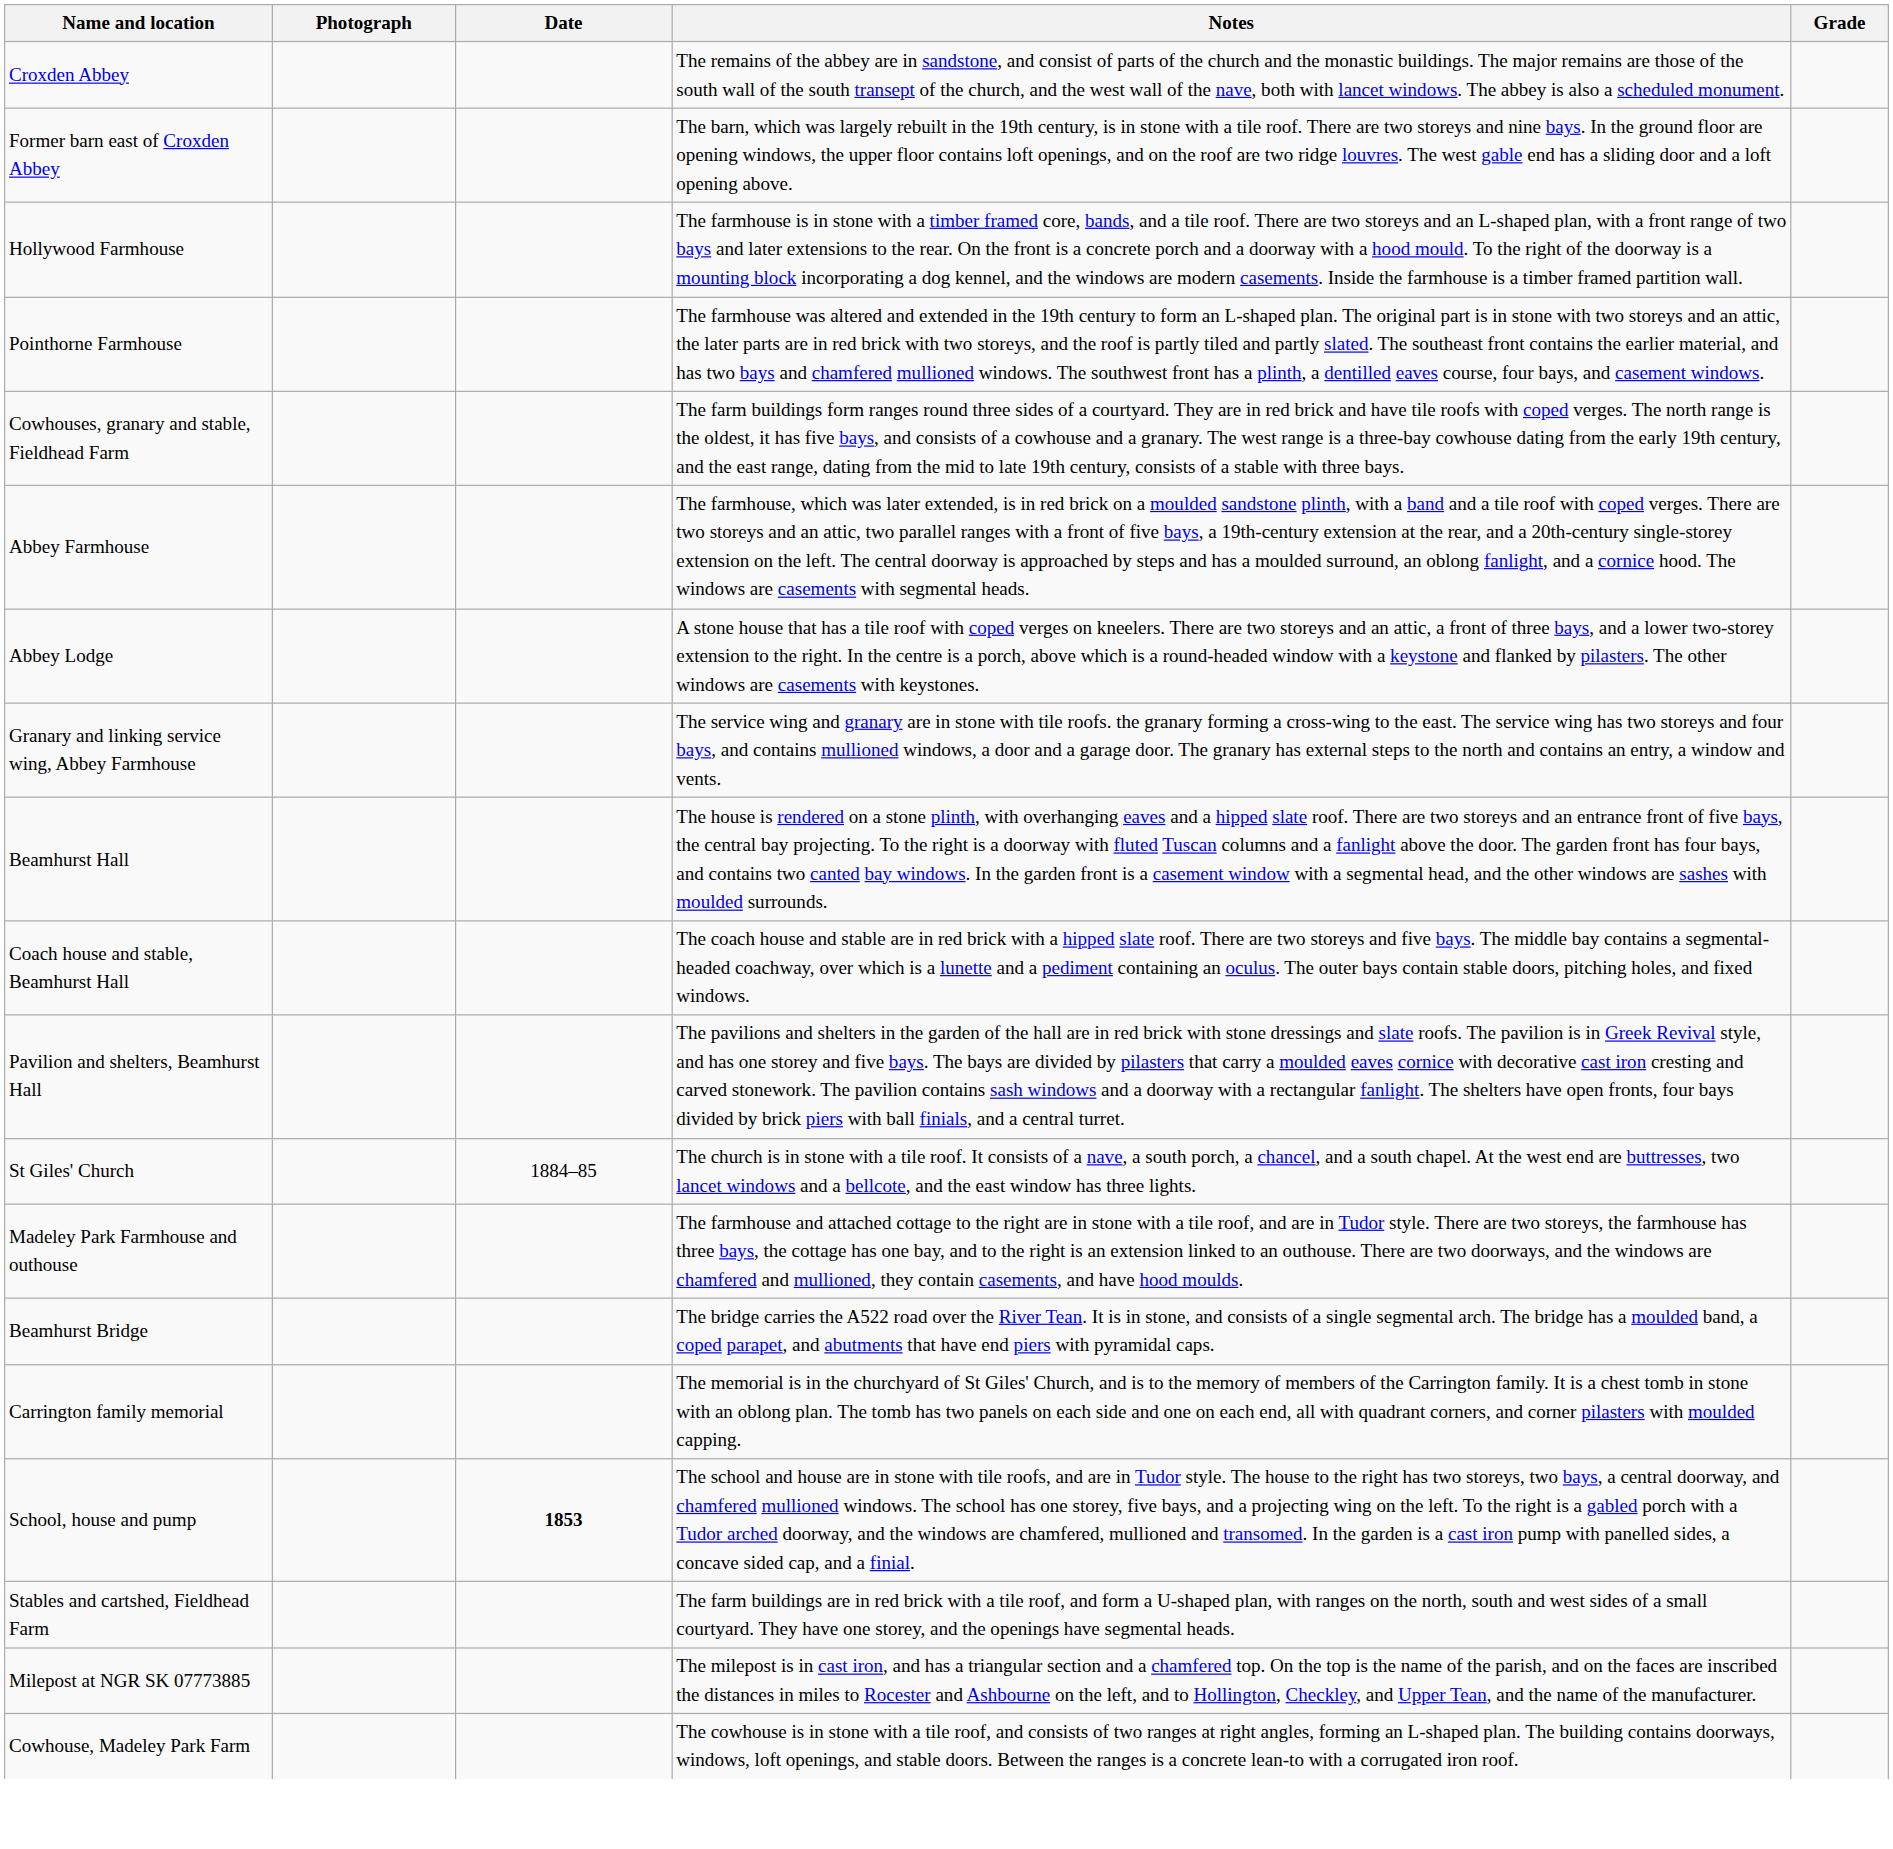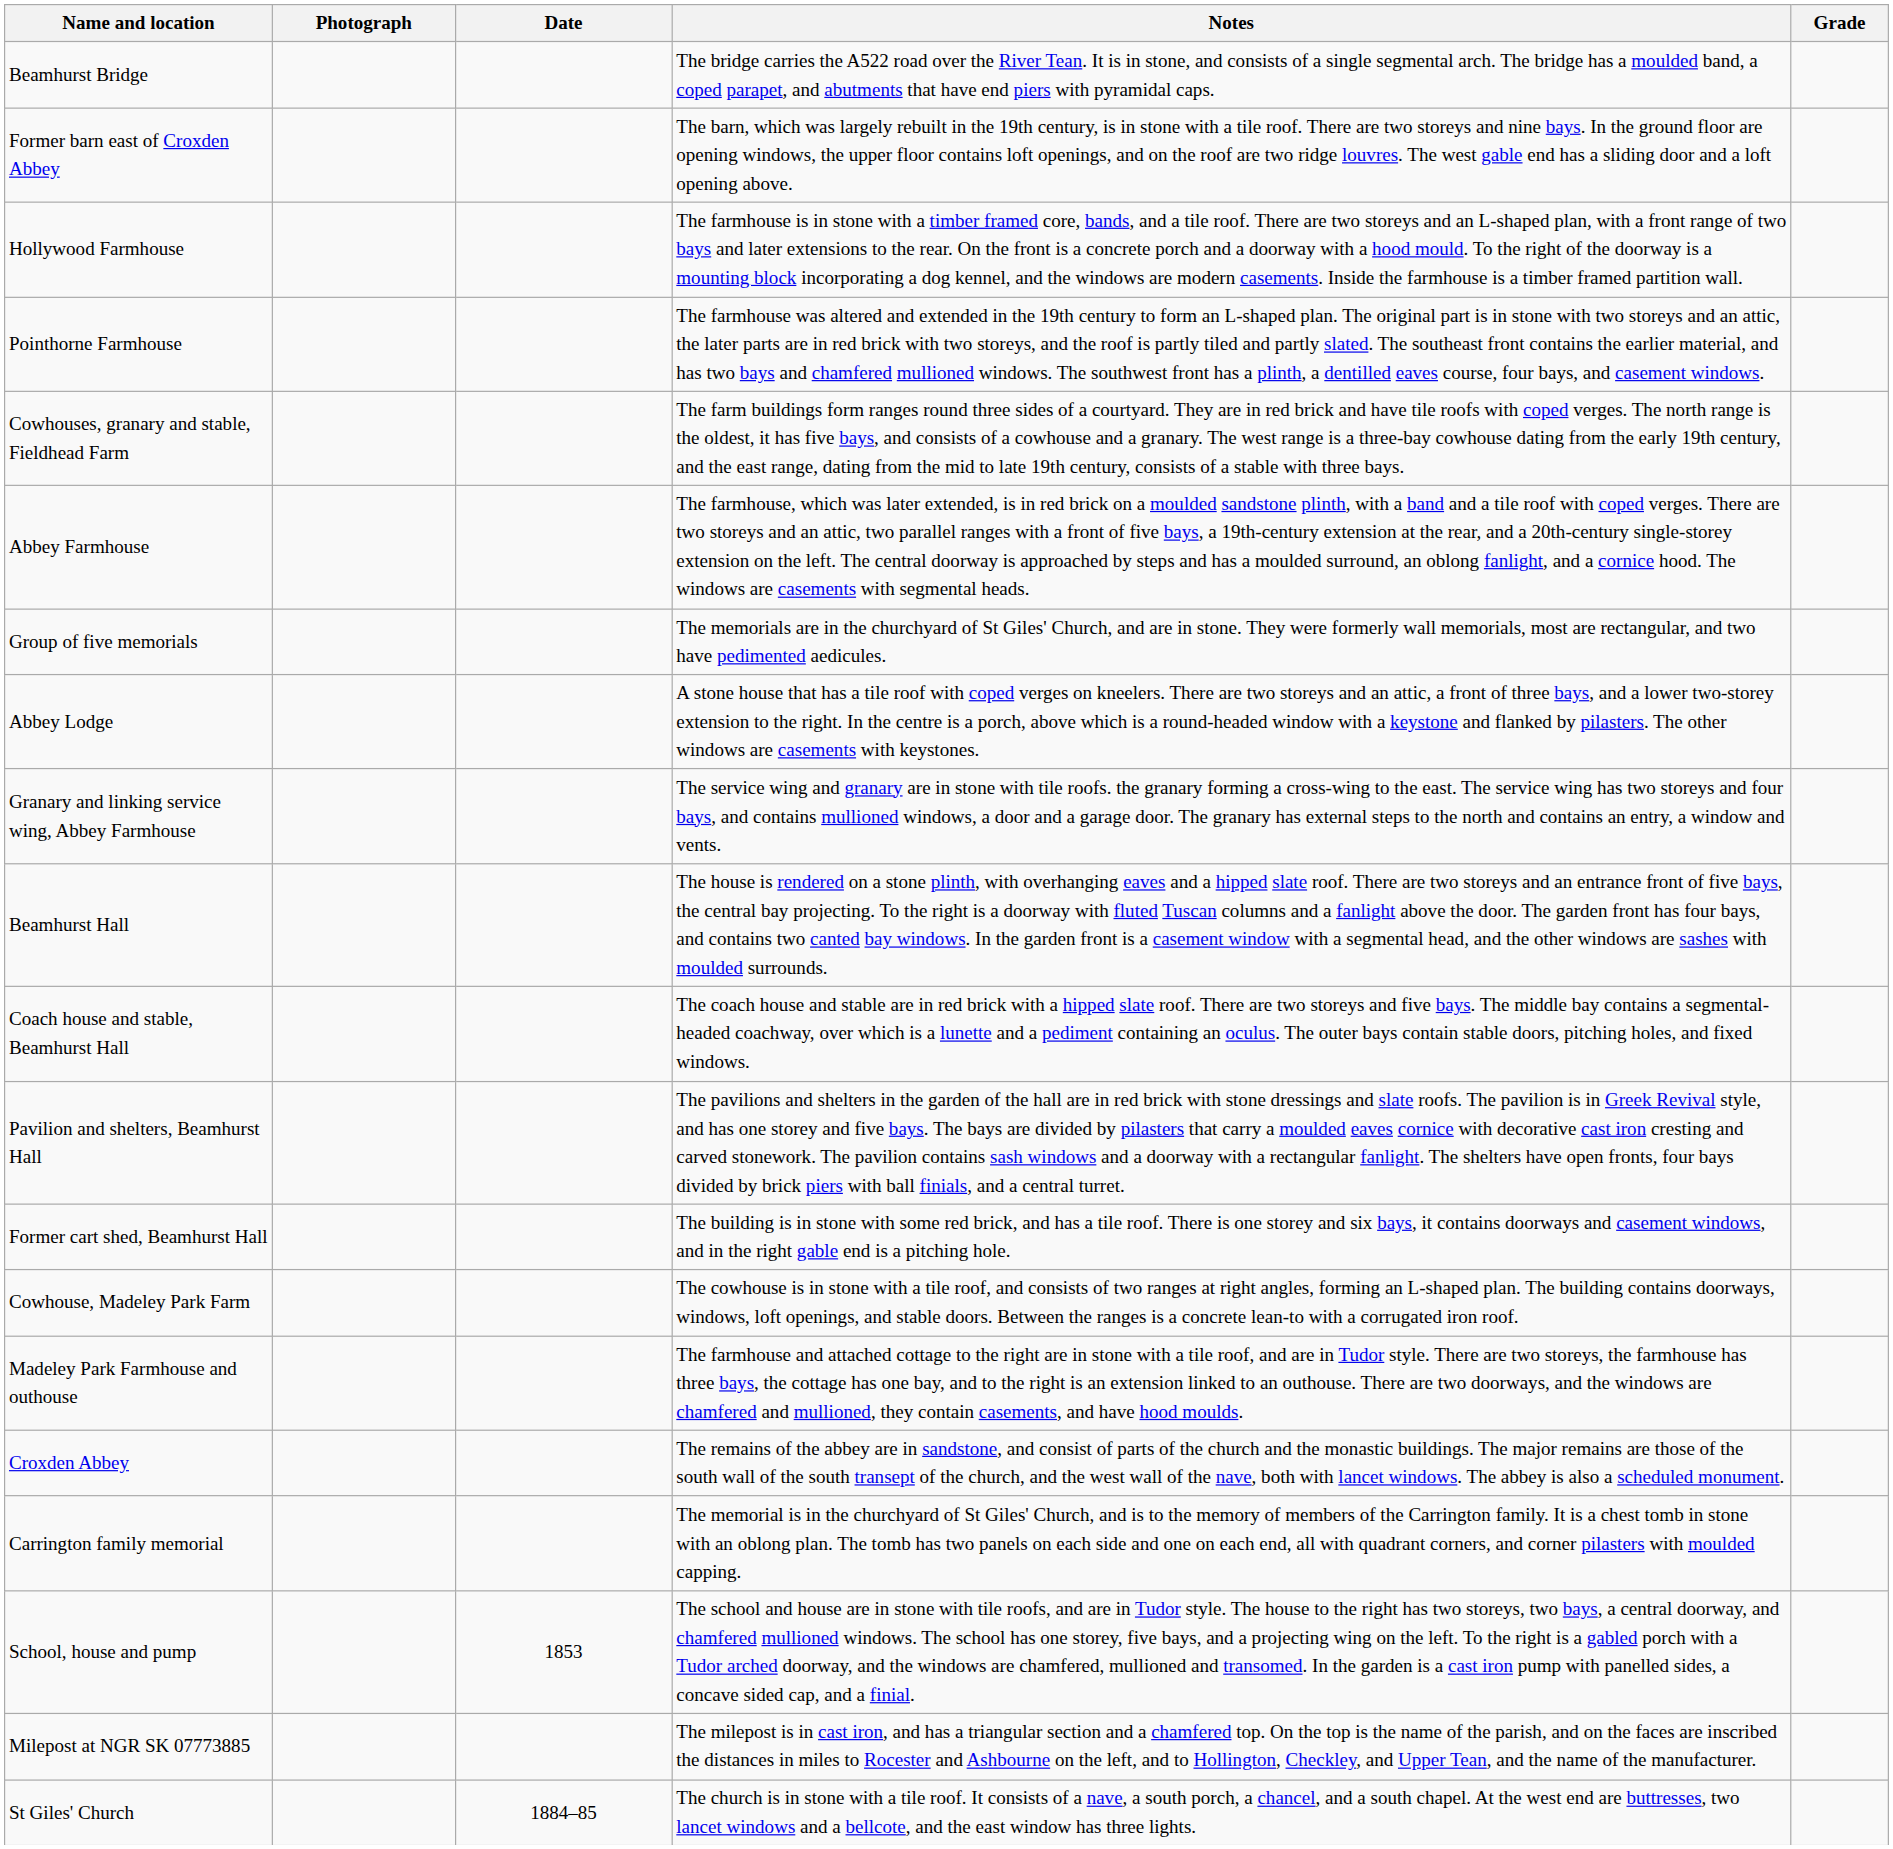rows swapped: (69, 74) <-> (79, 1331)
+ row: (103, 641)
+ row: (138, 1236)
rows swapped: (130, 1746) <-> (72, 1170)
(564, 1520) bold -> (564, 1651) normal
- row: (129, 1614)
